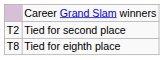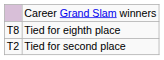rows swapped: (75, 30) <-> (72, 47)
